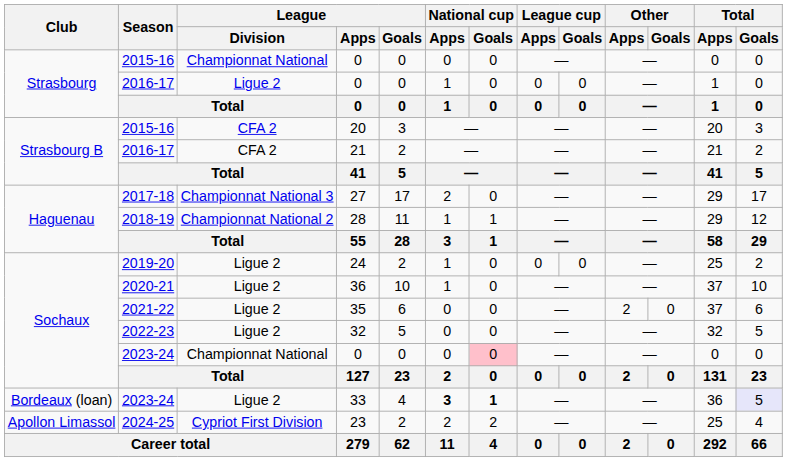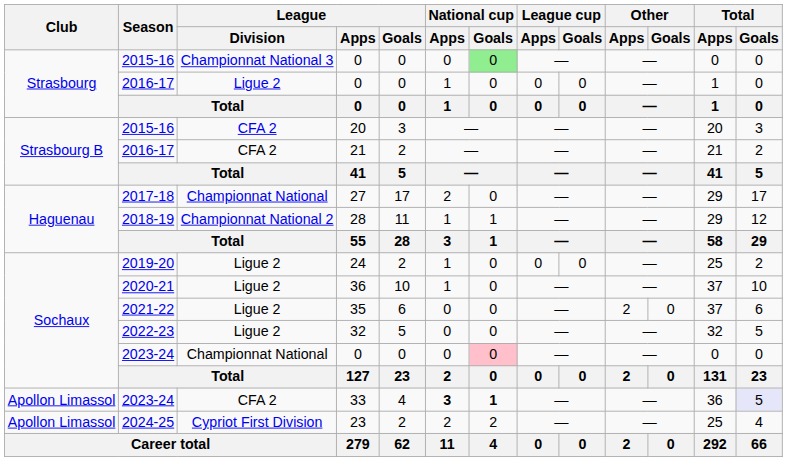(257, 60) Championnat National -> (257, 60) Championnat National 3
(493, 60) no background -> (493, 60) lightgreen background
(257, 196) Championnat National 3 -> (257, 196) Championnat National
(62, 399) Bordeaux (loan) -> (62, 399) Apollon Limassol
(257, 399) Ligue 2 -> (257, 399) CFA 2
